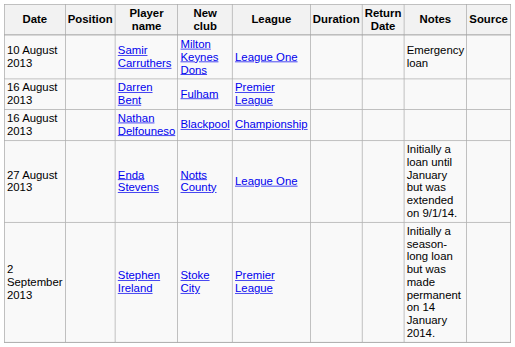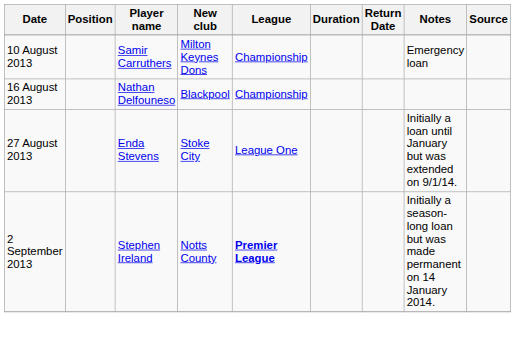(266, 57) League One -> (271, 57) Championship
- row: (135, 94)
(199, 181) Notts County -> (195, 150) Stoke City
(195, 282) Stoke City -> (199, 251) Notts County
(255, 282) normal -> (256, 251) bold
